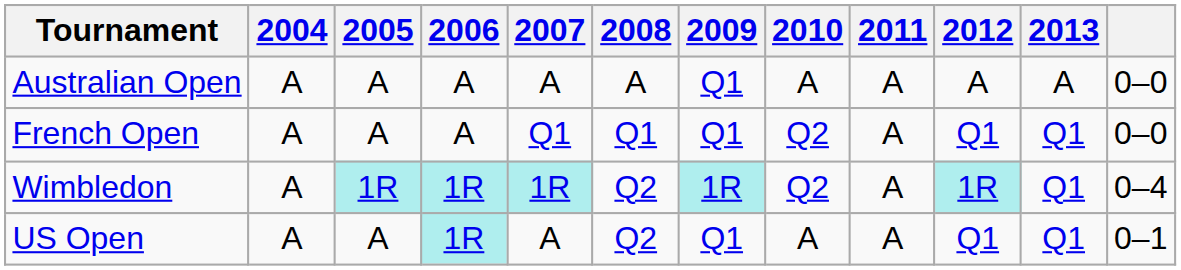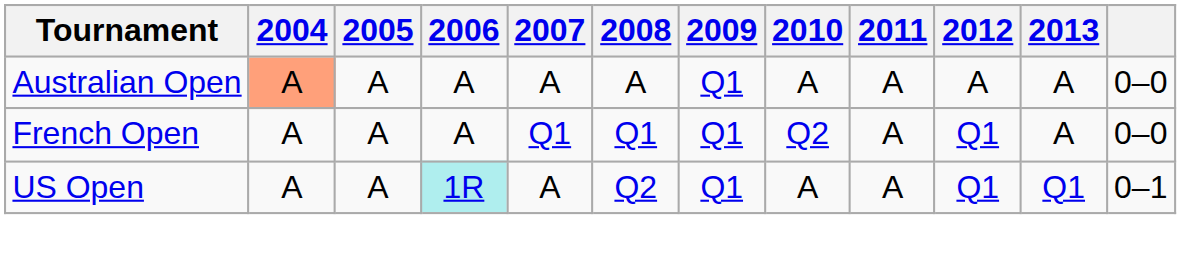(292, 81) no background -> (292, 81) lightsalmon background
(1064, 133) Q1 -> (1064, 133) A
- row: (92, 185)
